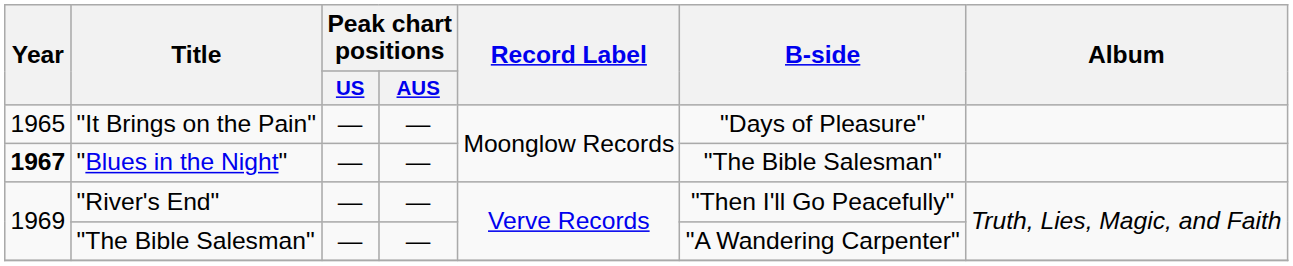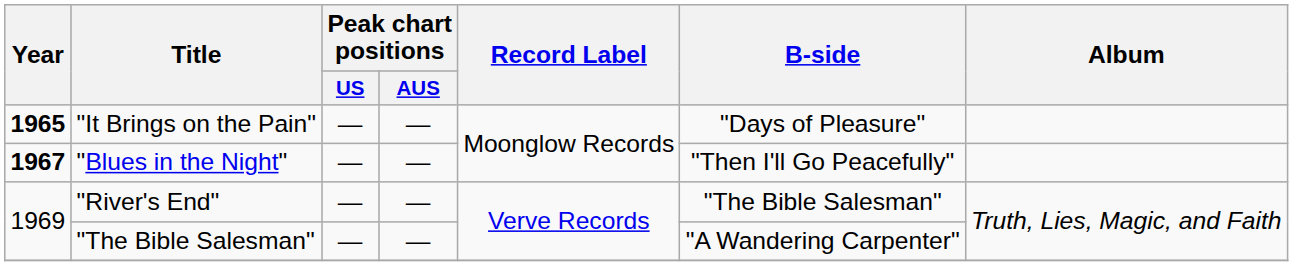(38, 123) normal -> (38, 123) bold
(823, 162) "The Bible Salesman" -> (823, 162) "Then I'll Go Peacefully"
(823, 201) "Then I'll Go Peacefully" -> (823, 201) "The Bible Salesman"
